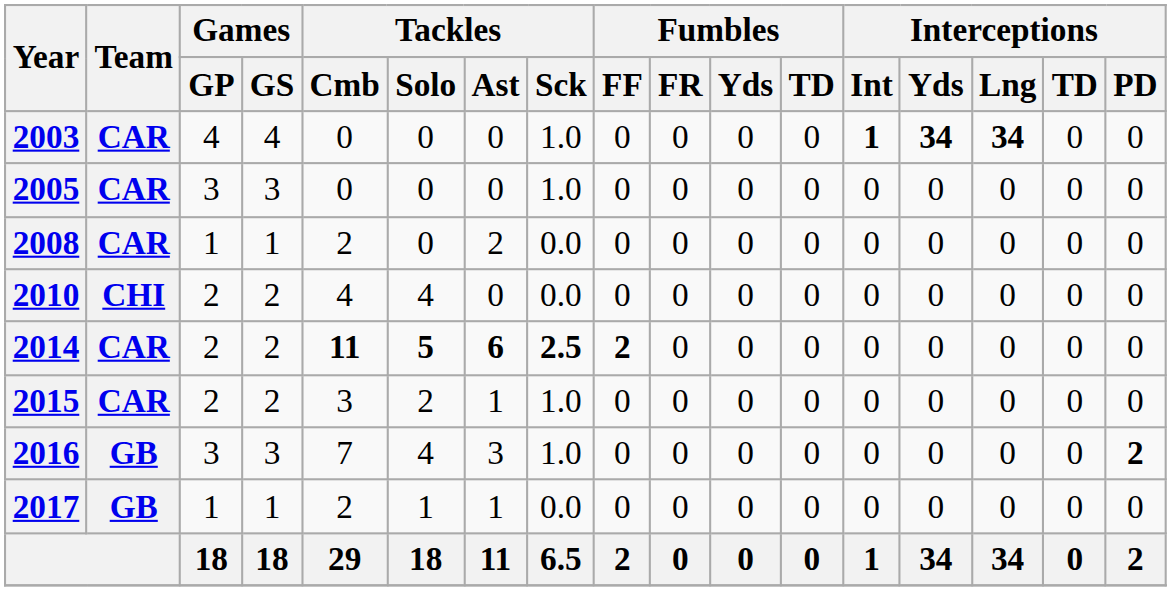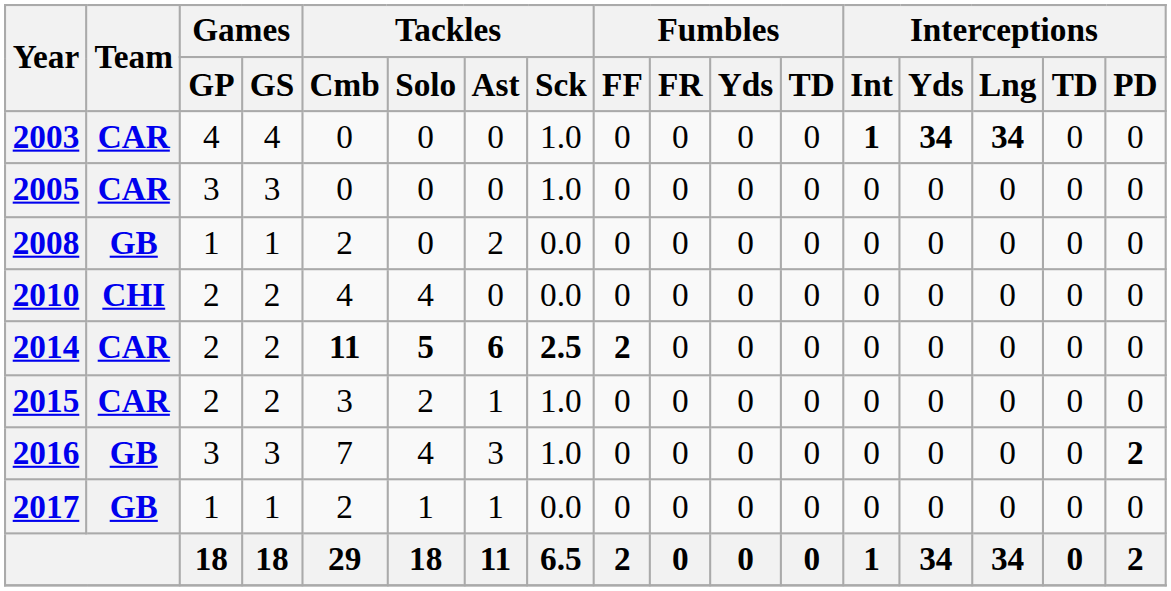(134, 242) CAR -> (134, 242) GB
